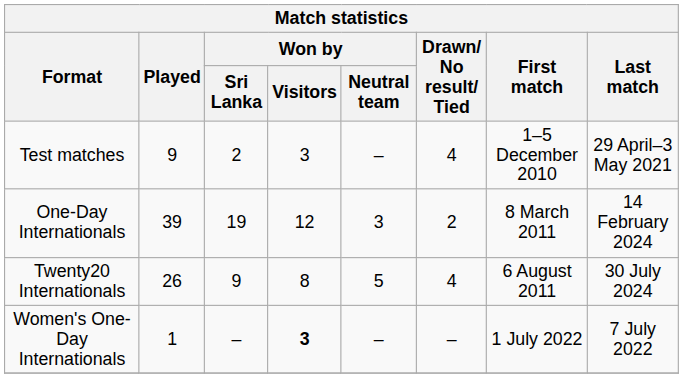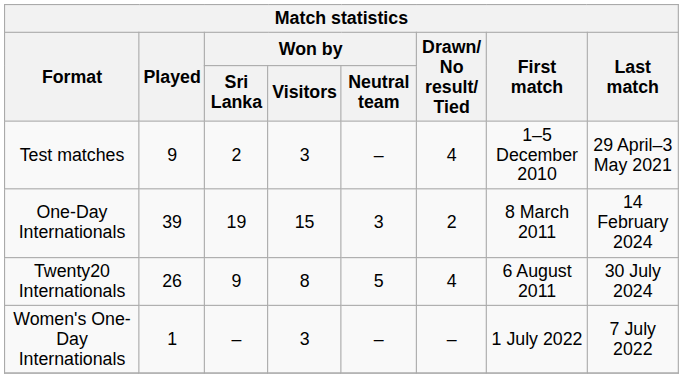(305, 222) 12 -> (305, 222) 15
(305, 339) bold -> (305, 339) normal
